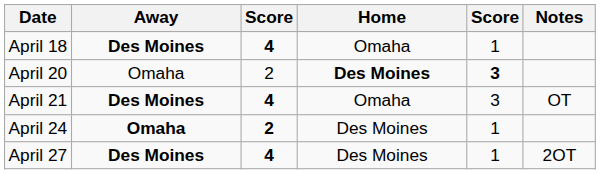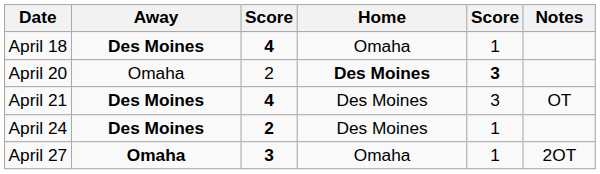(382, 100) Omaha -> (382, 100) Des Moines
(156, 127) Omaha -> (156, 127) Des Moines
(156, 155) Des Moines -> (156, 155) Omaha
(269, 155) 4 -> (269, 155) 3
(382, 155) Des Moines -> (382, 155) Omaha
